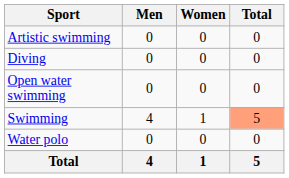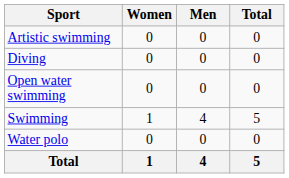columns swapped: (149, 15) <-> (203, 15)
(257, 118) lightsalmon background -> (257, 118) no background
